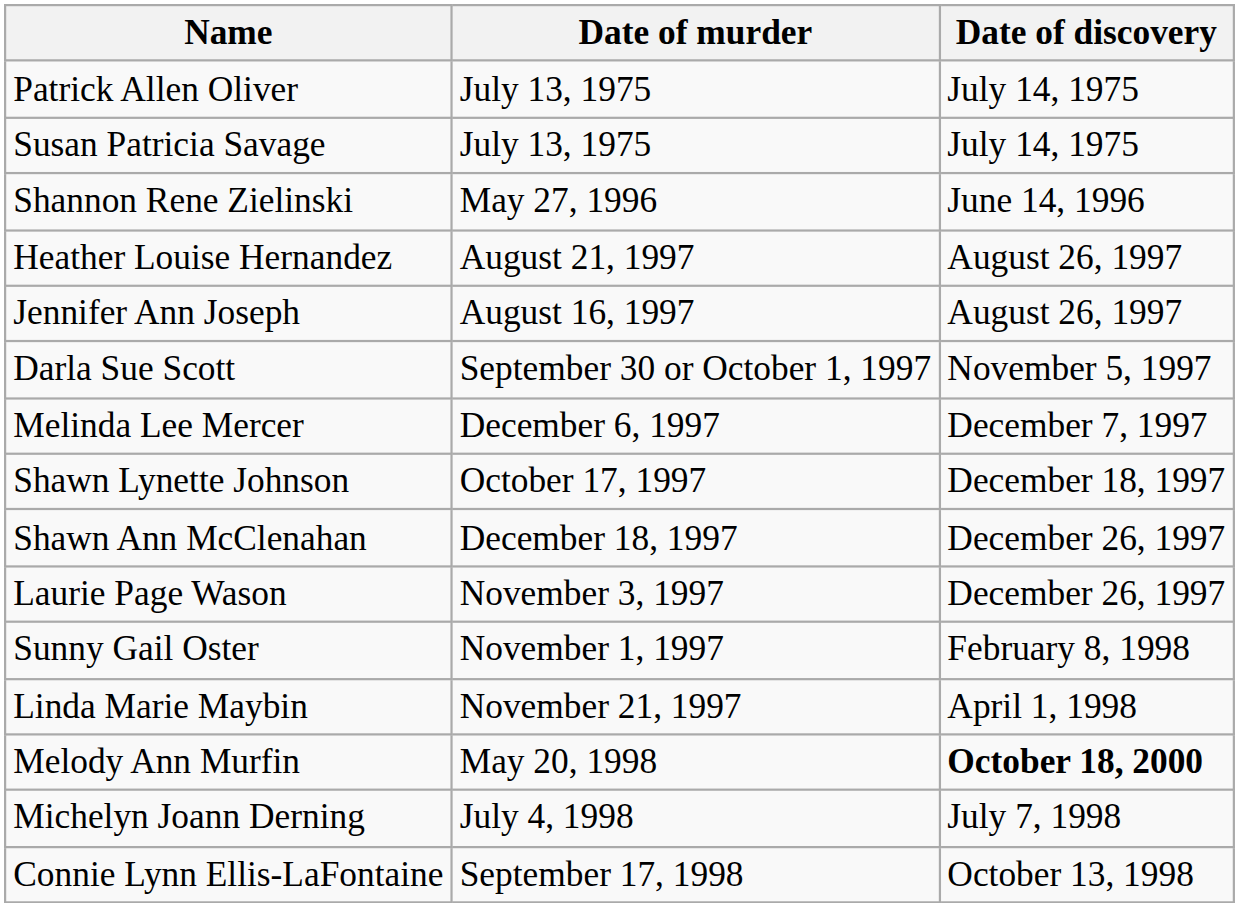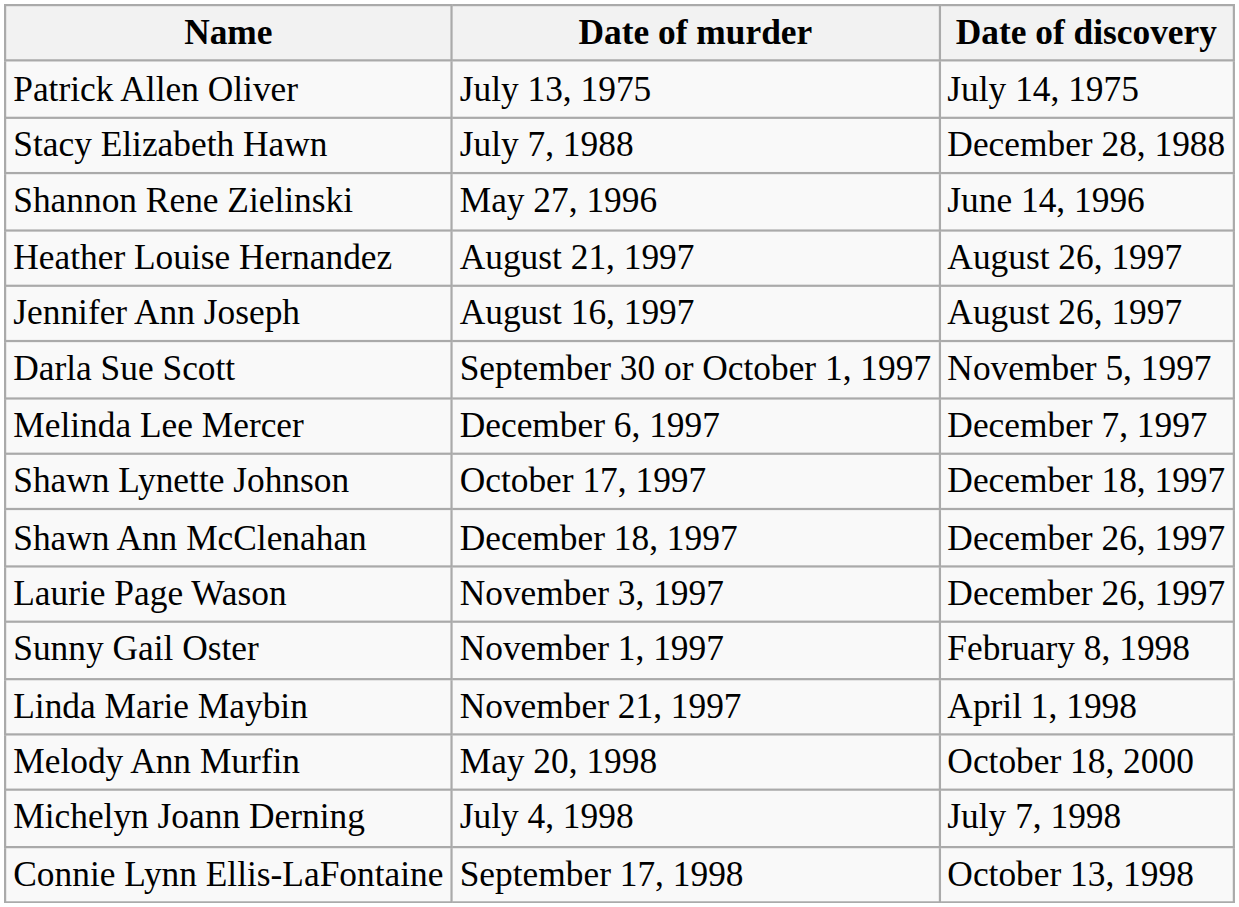- row: (169, 144)
+ row: (170, 144)
(1075, 761) bold -> (1071, 761) normal
